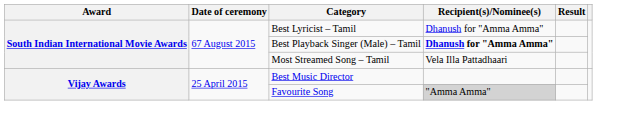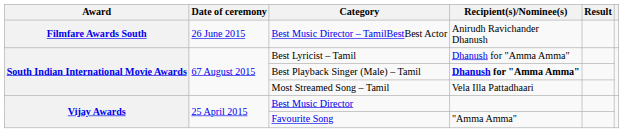+ row: (359, 34)
(458, 92) lightgrey background -> (484, 119) no background
